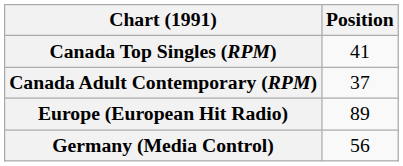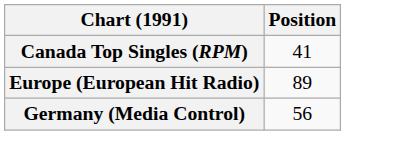- row: (163, 82)
